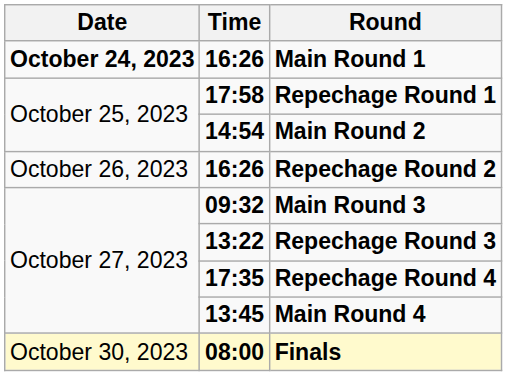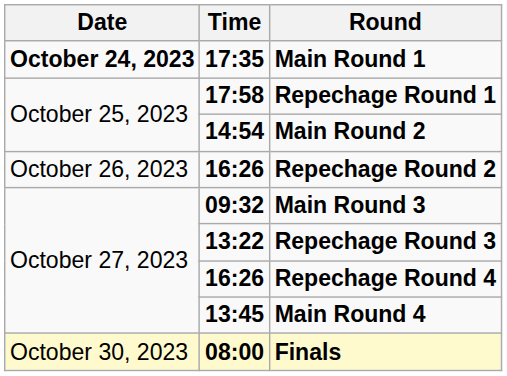(235, 59) 16:26 -> (235, 59) 17:35
(235, 278) 17:35 -> (235, 278) 16:26
